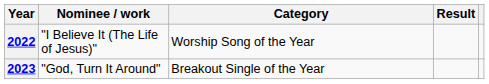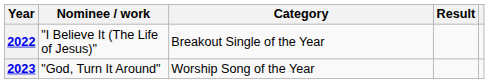(243, 41) Worship Song of the Year -> (248, 41) Breakout Single of the Year
(248, 68) Breakout Single of the Year -> (243, 68) Worship Song of the Year
